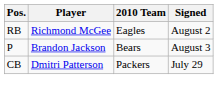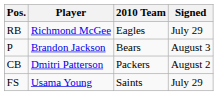(191, 30) August 2 -> (187, 30) July 29
(187, 64) July 29 -> (191, 64) August 2
+ row: (13, 82)
